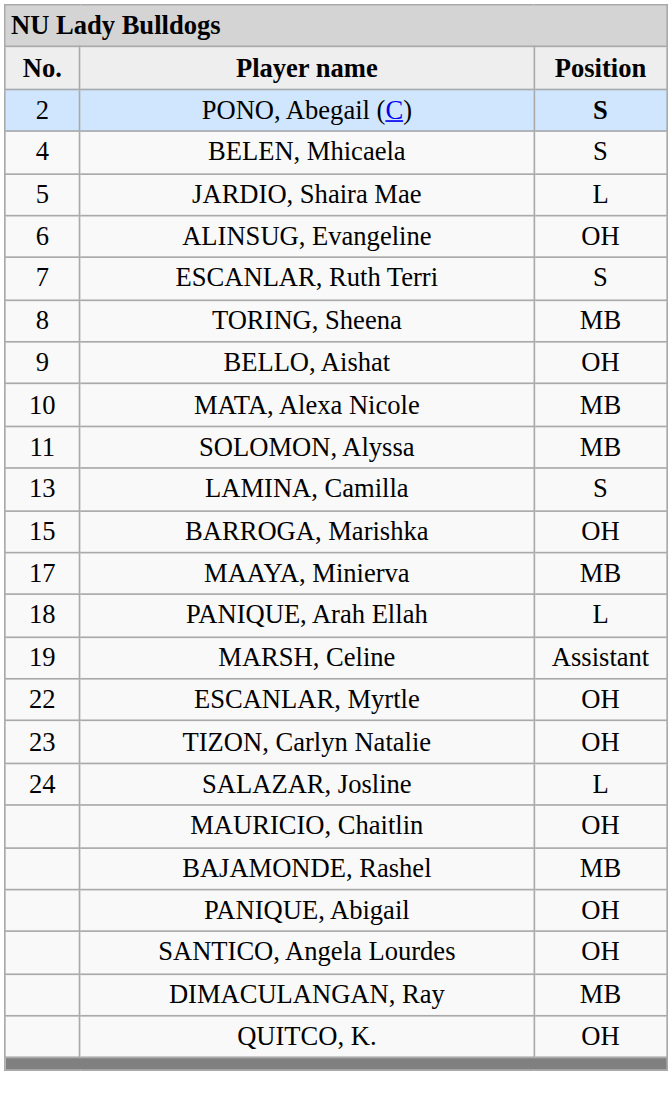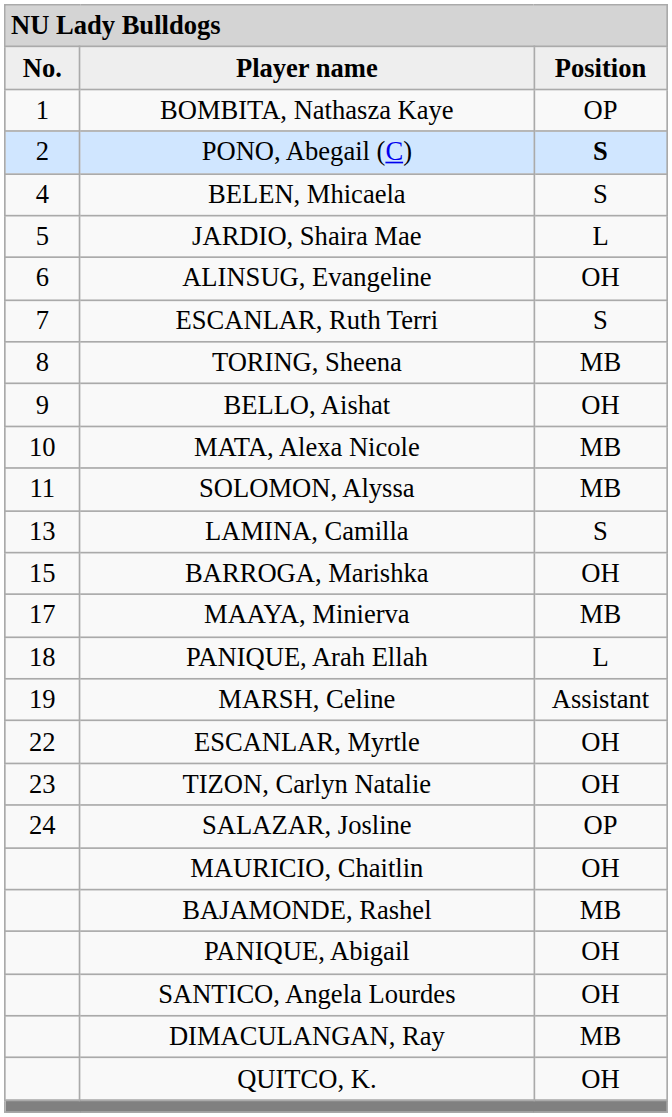+ row: (307, 109)
(601, 783) L -> (601, 825) OP
